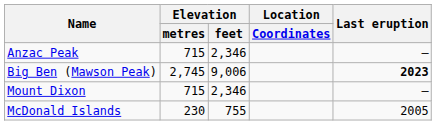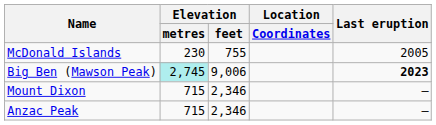rows swapped: (43, 53) <-> (64, 110)
(187, 72) no background -> (187, 72) paleturquoise background
